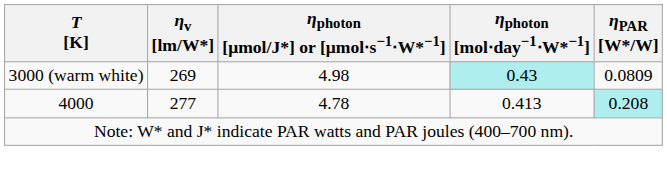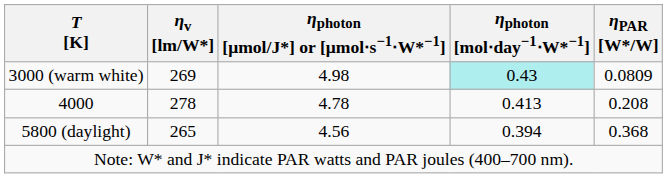(183, 103) 277 -> (183, 103) 278
(628, 103) paleturquoise background -> (628, 103) no background
+ row: (76, 131)
